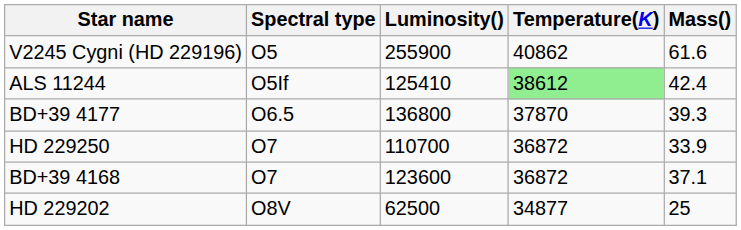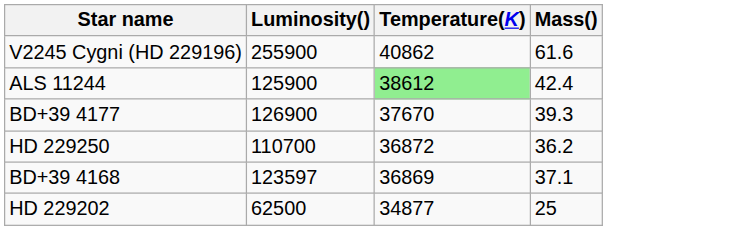- column: (313, 20)
(418, 83) 125410 -> (284, 83) 125900
(418, 114) 136800 -> (284, 114) 126900
(541, 114) 37870 -> (407, 114) 37670
(688, 146) 33.9 -> (554, 146) 36.2
(418, 177) 123600 -> (284, 177) 123597
(541, 177) 36872 -> (407, 177) 36869
